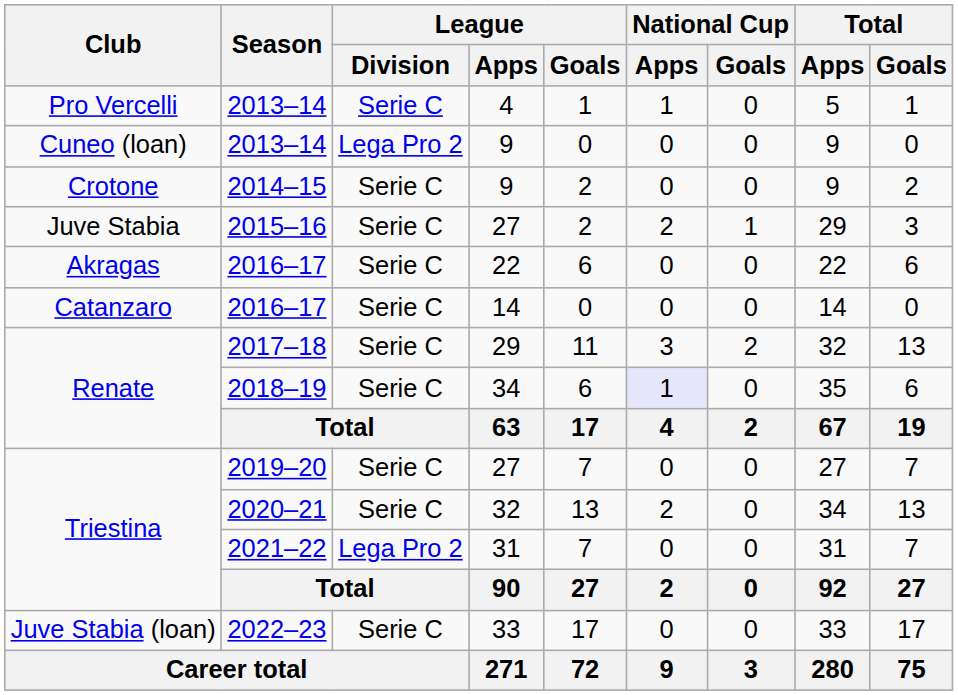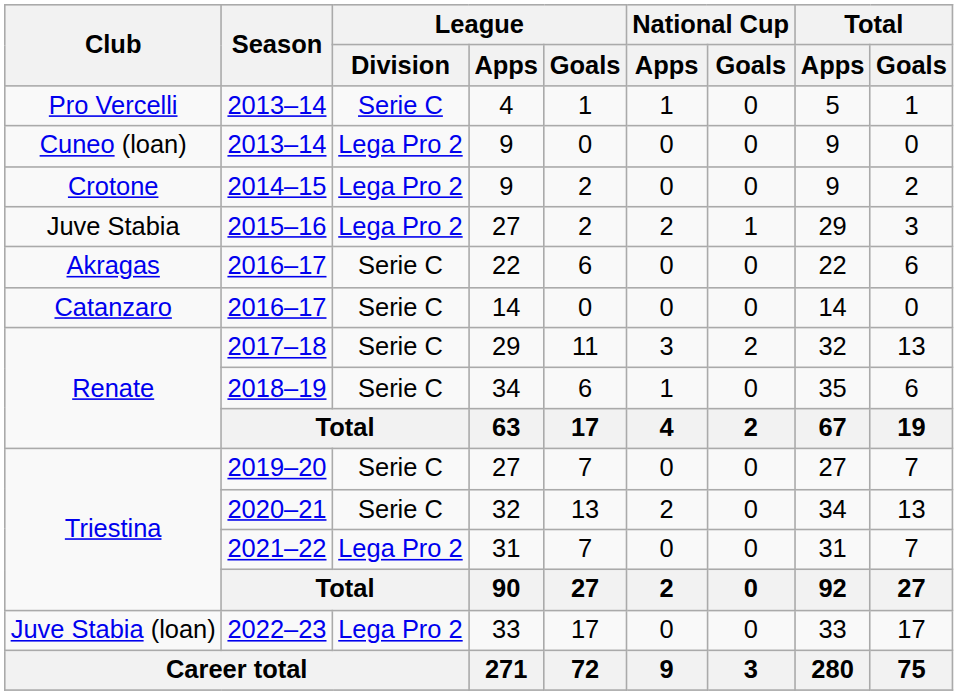(400, 186) Serie C -> (400, 186) Lega Pro 2
(400, 226) Serie C -> (400, 226) Lega Pro 2
(667, 387) lavender background -> (667, 387) no background
(400, 629) Serie C -> (400, 629) Lega Pro 2
